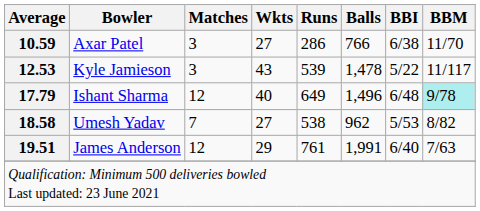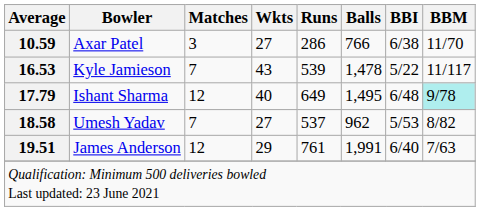(37, 69) 12.53 -> (37, 69) 16.53
(193, 69) 3 -> (193, 69) 7
(363, 95) 1,496 -> (363, 95) 1,495
(313, 122) 538 -> (313, 122) 537
